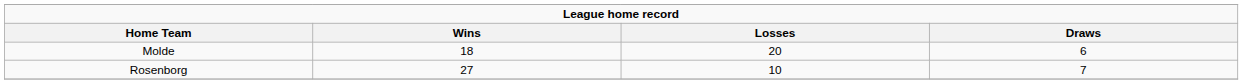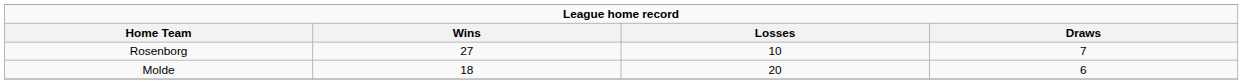rows swapped: (159, 51) <-> (159, 70)
